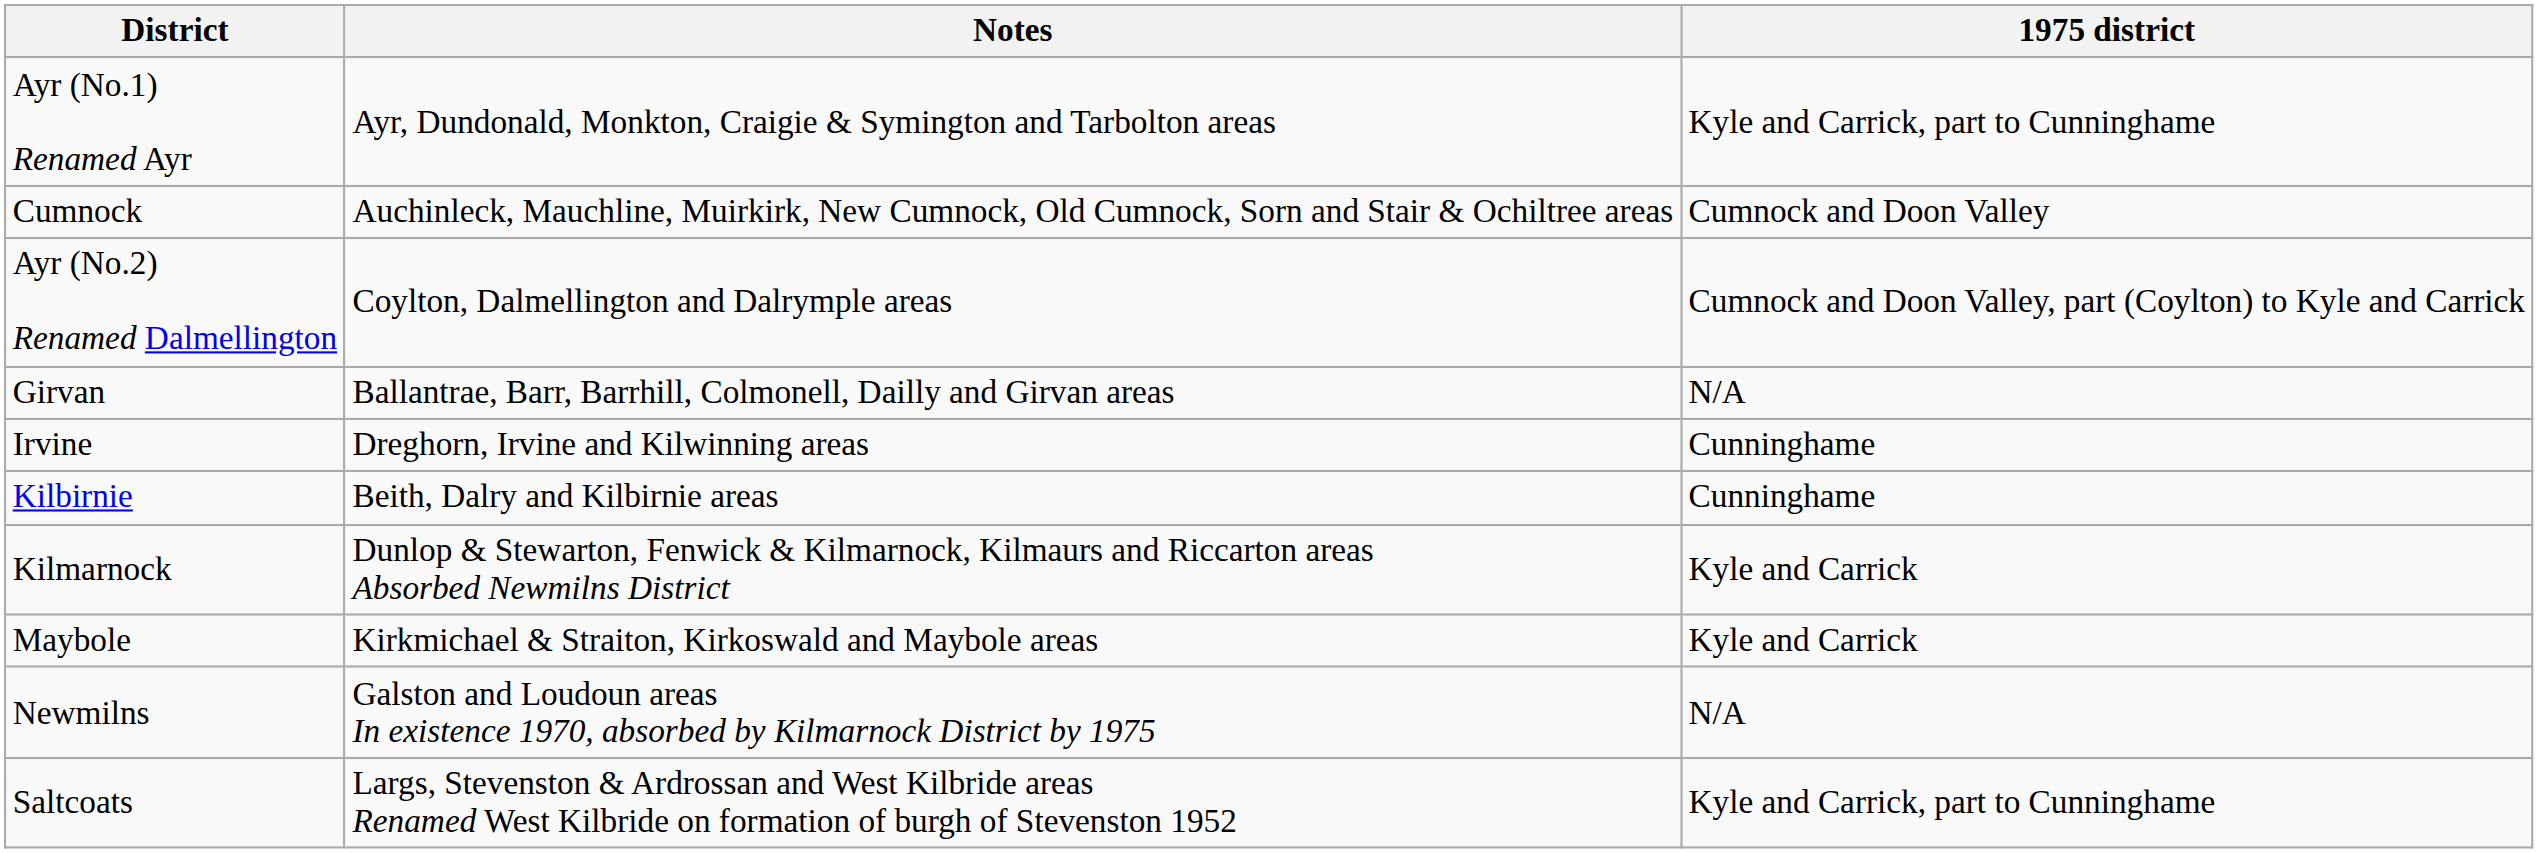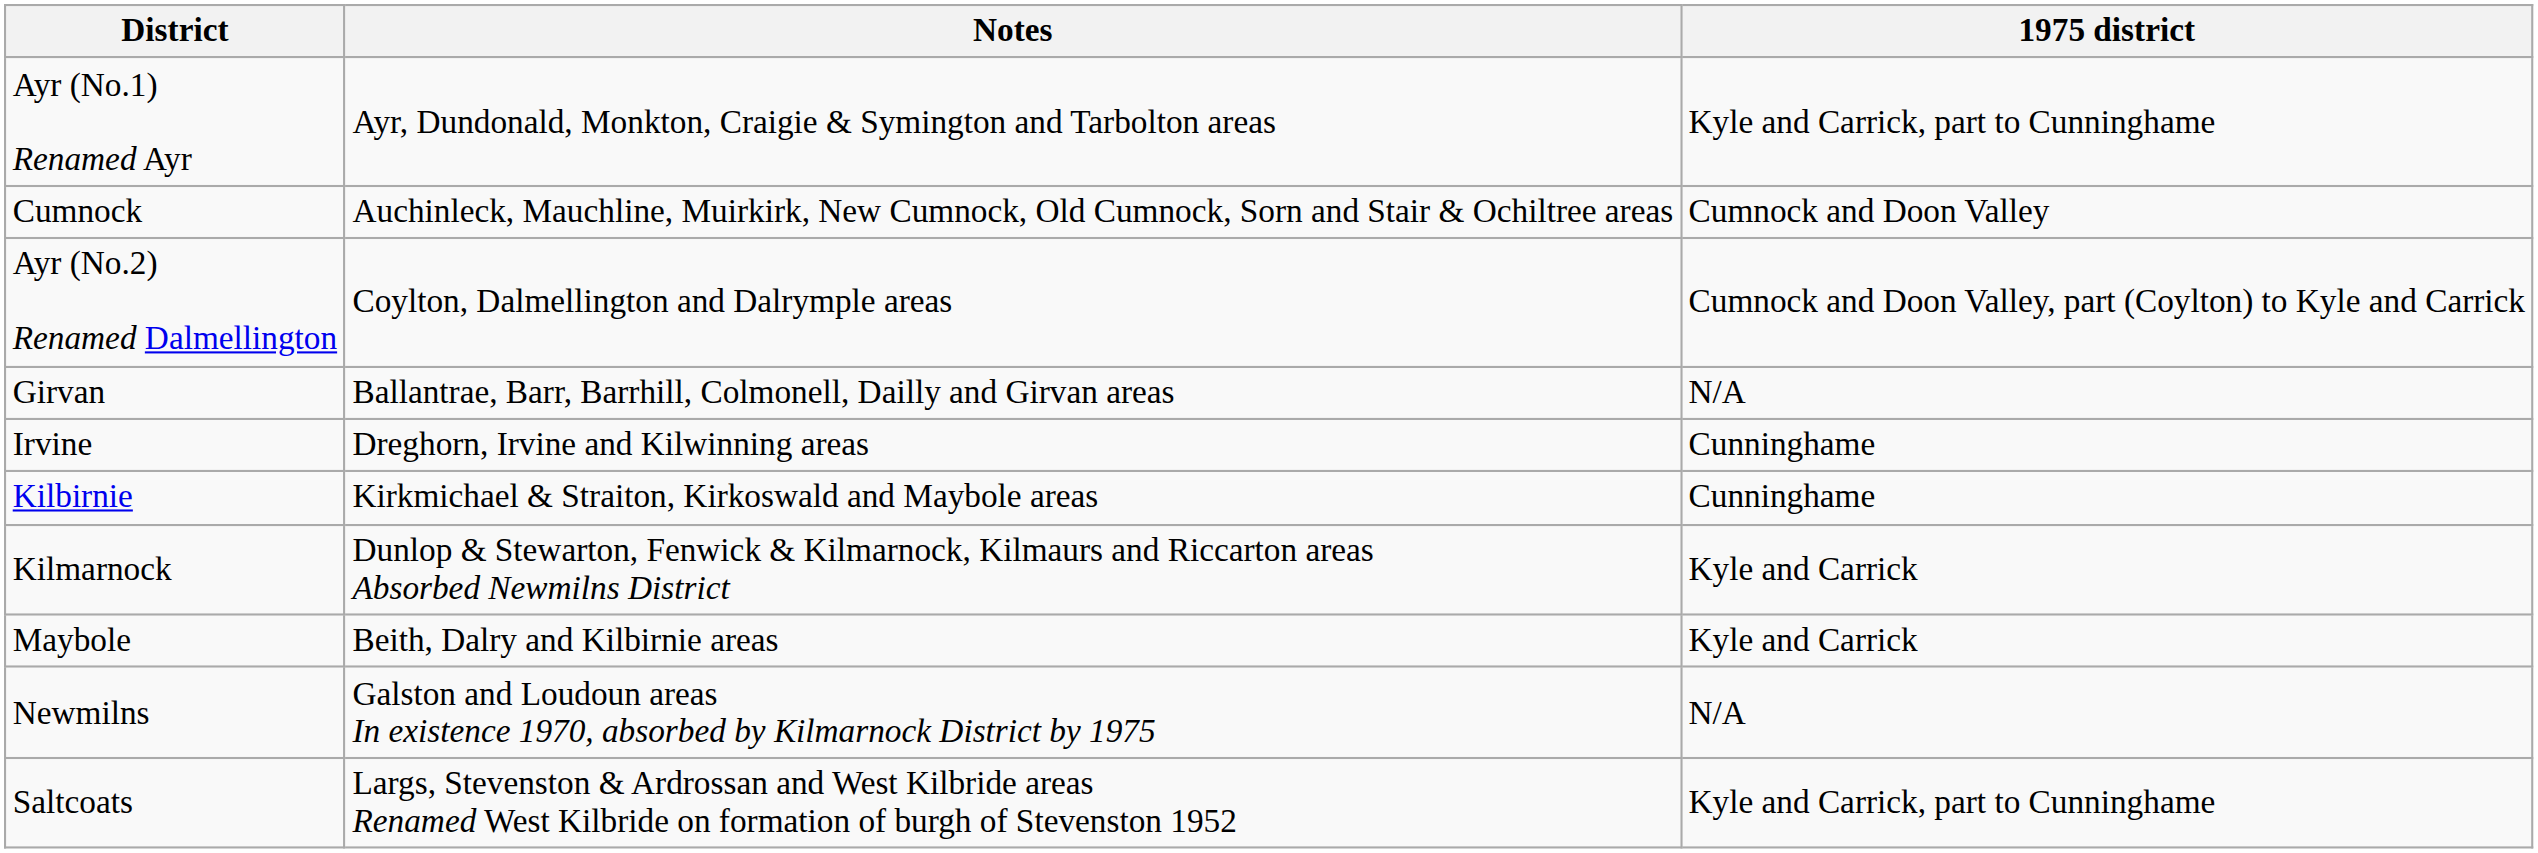(565, 497) Beith, Dalry and Kilbirnie areas -> (725, 497) Kirkmichael & Straiton, Kirkoswald and Maybole areas
(725, 640) Kirkmichael & Straiton, Kirkoswald and Maybole areas -> (565, 640) Beith, Dalry and Kilbirnie areas
